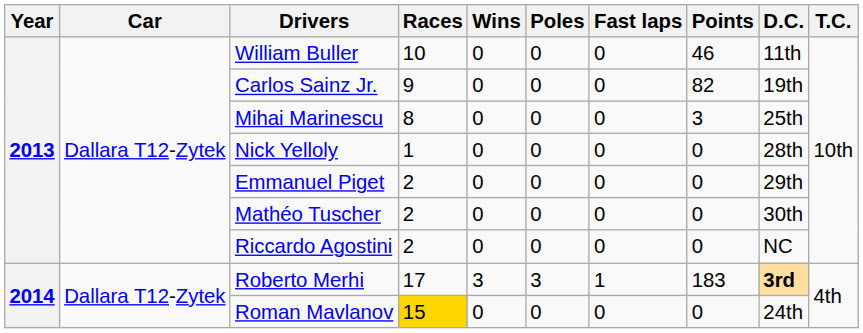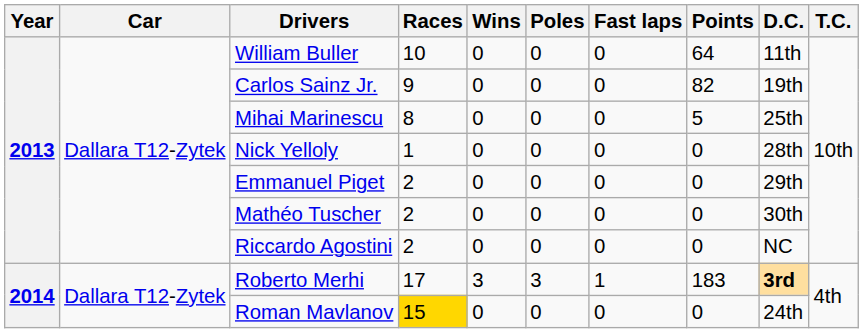(703, 53) 46 -> (703, 53) 64
(697, 118) 3 -> (697, 118) 5
